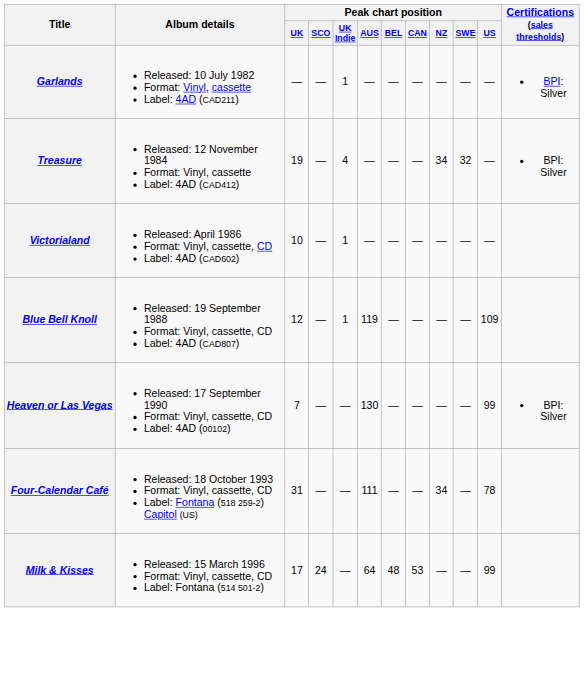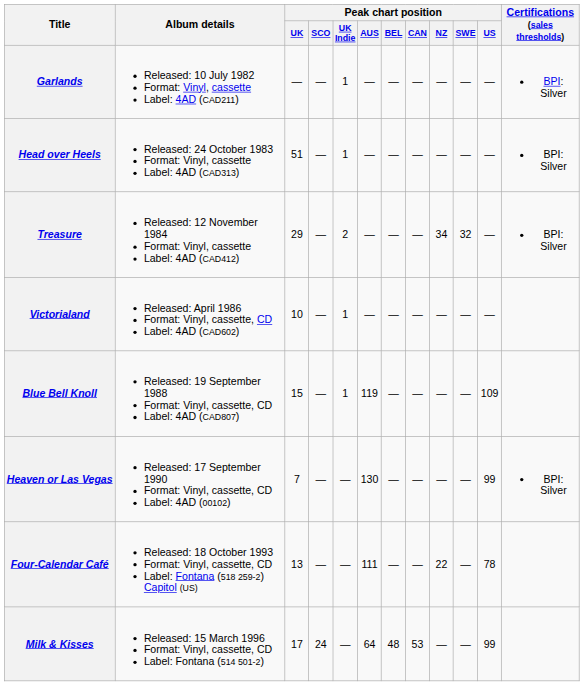+ row: (60, 155)
(297, 161) 19 -> (297, 234) 29
(345, 161) 4 -> (345, 234) 2
(297, 320) 12 -> (297, 393) 15
(297, 491) 31 -> (297, 564) 13
(441, 491) 34 -> (441, 564) 22
